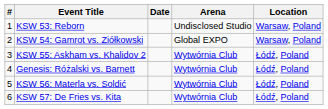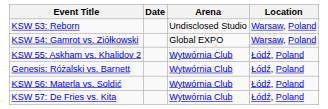- column: (9, 12)
